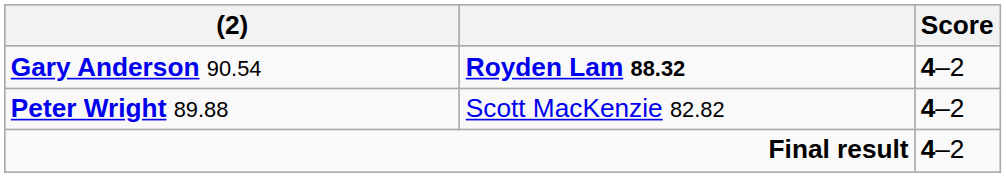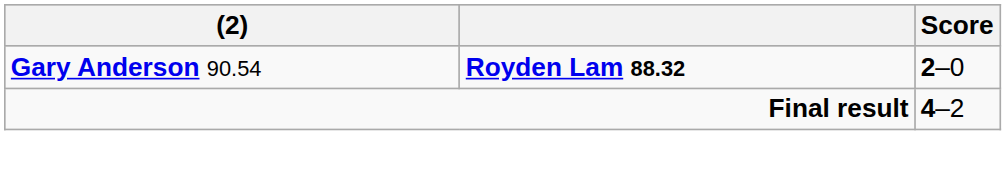(943, 66) 4–2 -> (943, 66) 2–0
- row: (120, 108)
